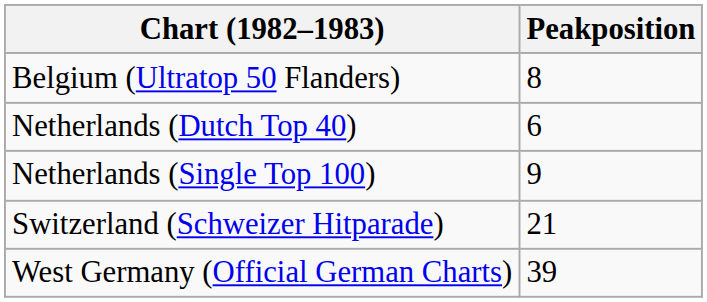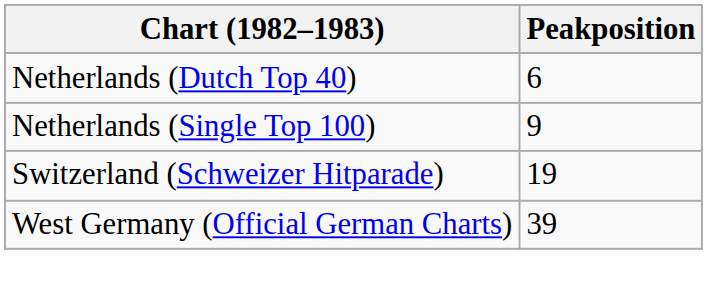- row: (206, 77)
(542, 223) 21 -> (542, 175) 19
